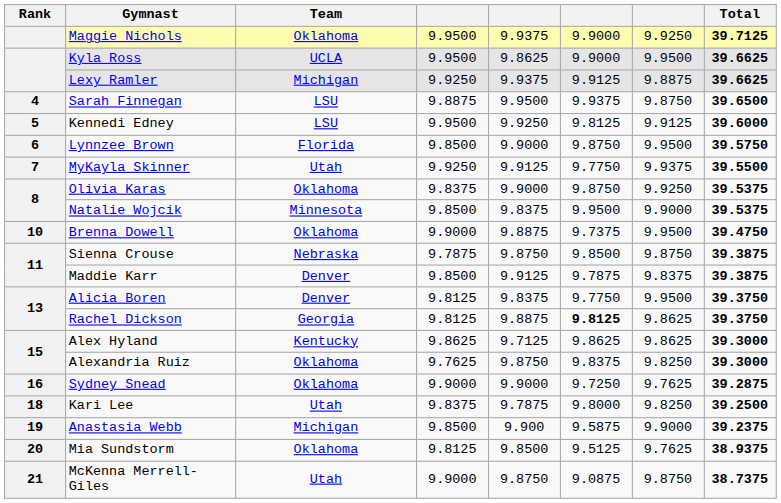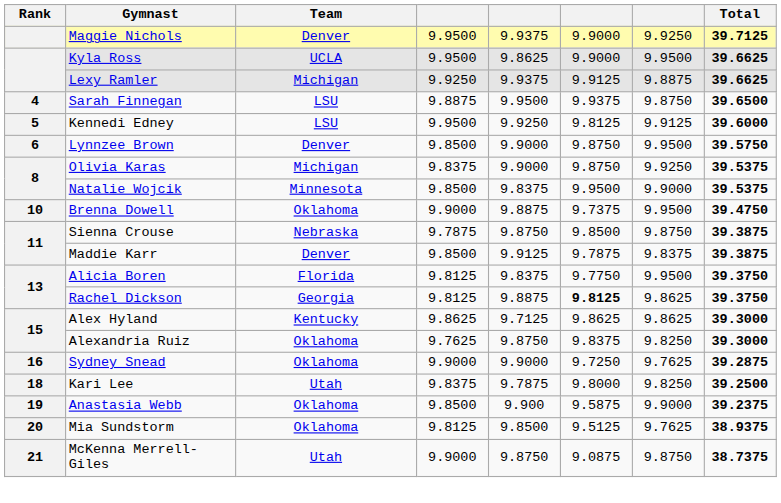(326, 37) Oklahoma -> (326, 37) Denver
(326, 146) Florida -> (326, 146) Denver
- row: (129, 168)
(326, 190) Oklahoma -> (326, 168) Michigan
(326, 298) Denver -> (326, 277) Florida
(326, 429) Michigan -> (326, 407) Oklahoma
